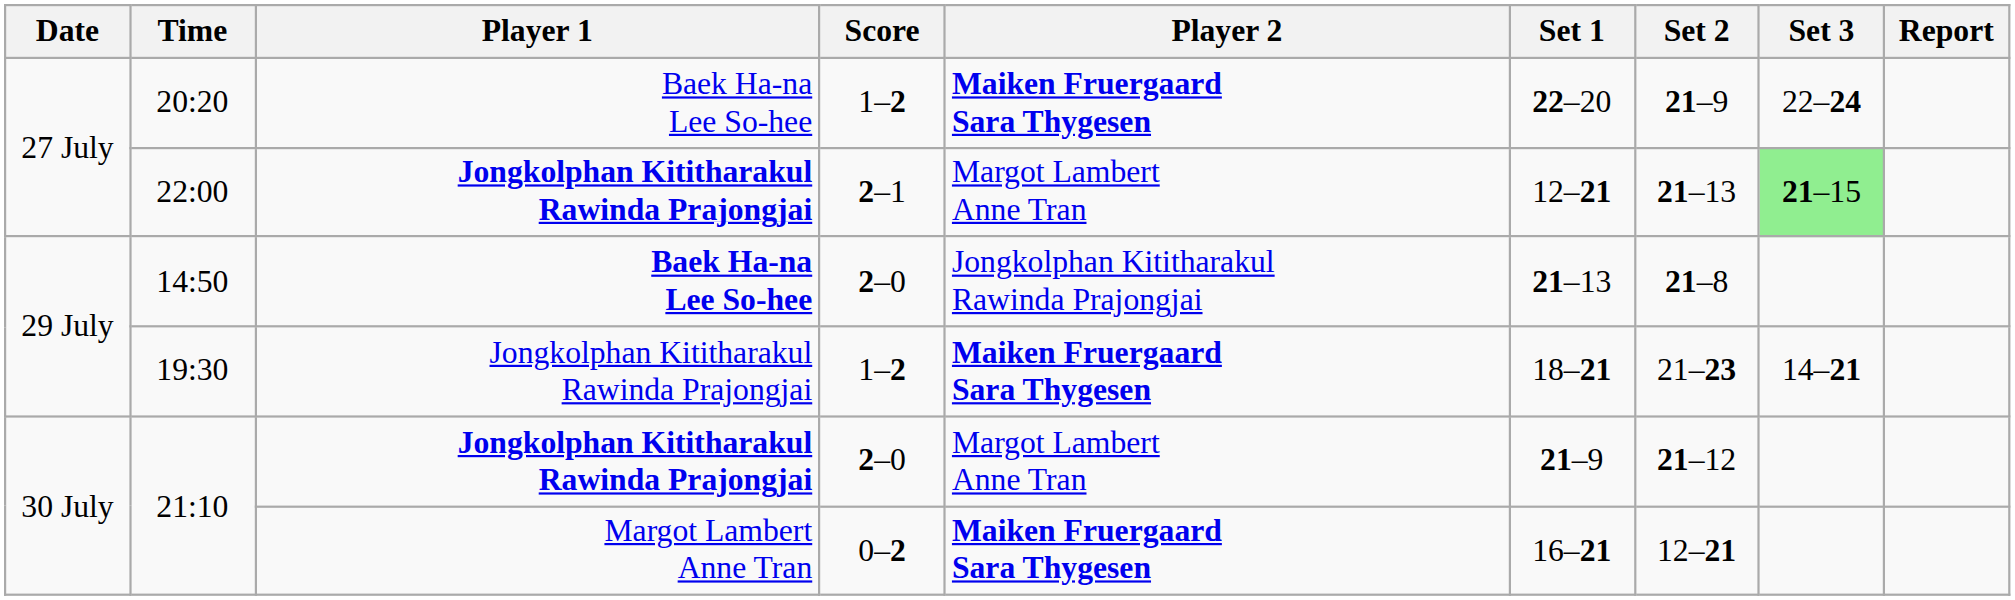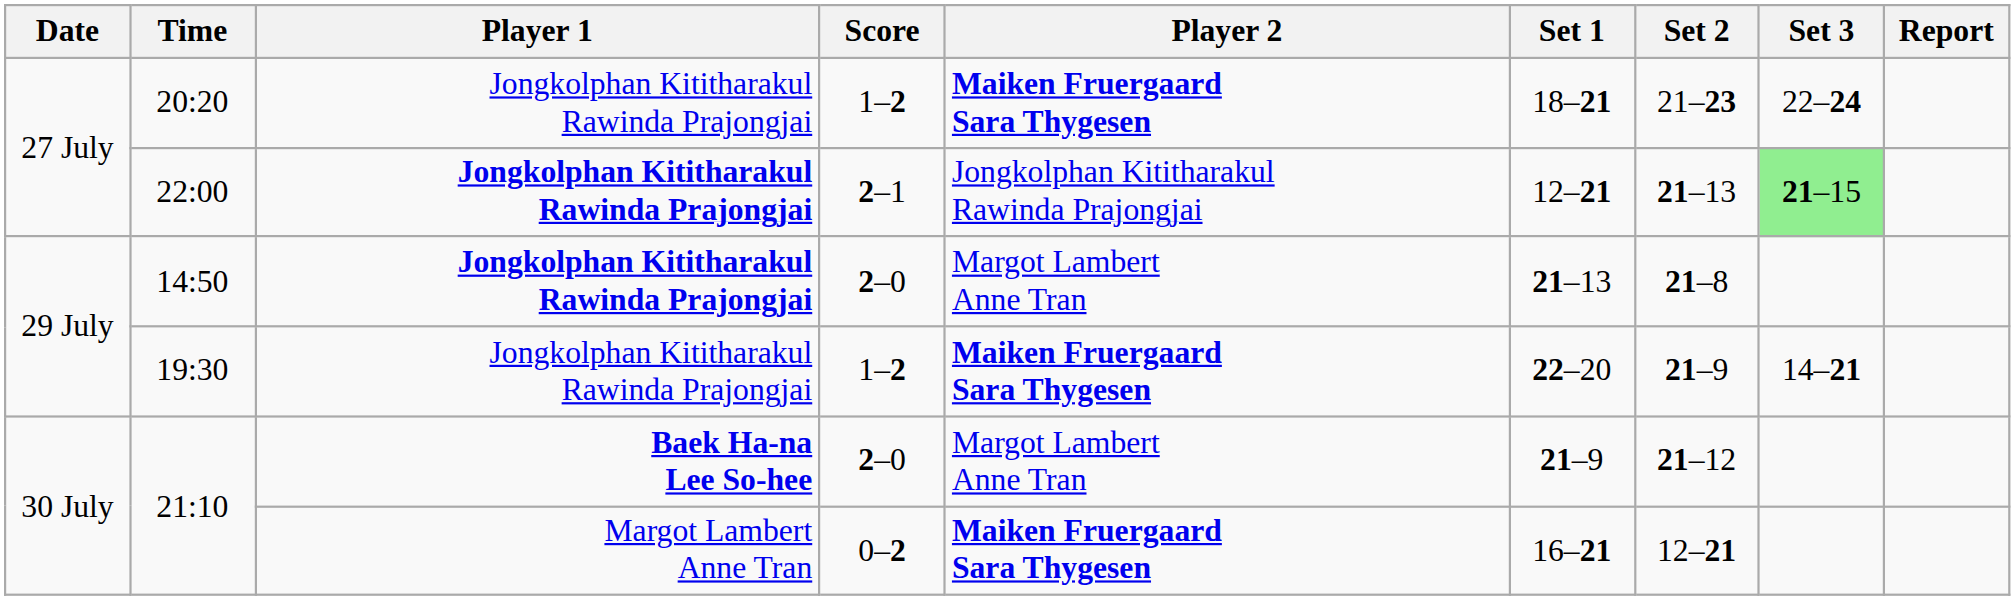(737, 101) Baek Ha-na Lee So-hee -> (651, 101) Jongkolphan Kititharakul Rawinda Prajongjai
(1572, 101) 22–20 -> (1572, 101) 18–21
(1697, 101) 21–9 -> (1697, 101) 21–23
(1056, 191) Margot Lambert Anne Tran -> (1113, 191) Jongkolphan Kititharakul Rawinda Prajongjai
(732, 281) Baek Ha-na Lee So-hee -> (635, 281) Jongkolphan Kititharakul Rawinda Prajongjai
(1113, 281) Jongkolphan Kititharakul Rawinda Prajongjai -> (1056, 281) Margot Lambert Anne Tran
(1572, 370) 18–21 -> (1572, 370) 22–20
(1697, 370) 21–23 -> (1697, 370) 21–9
(635, 460) Jongkolphan Kititharakul Rawinda Prajongjai -> (732, 460) Baek Ha-na Lee So-hee
